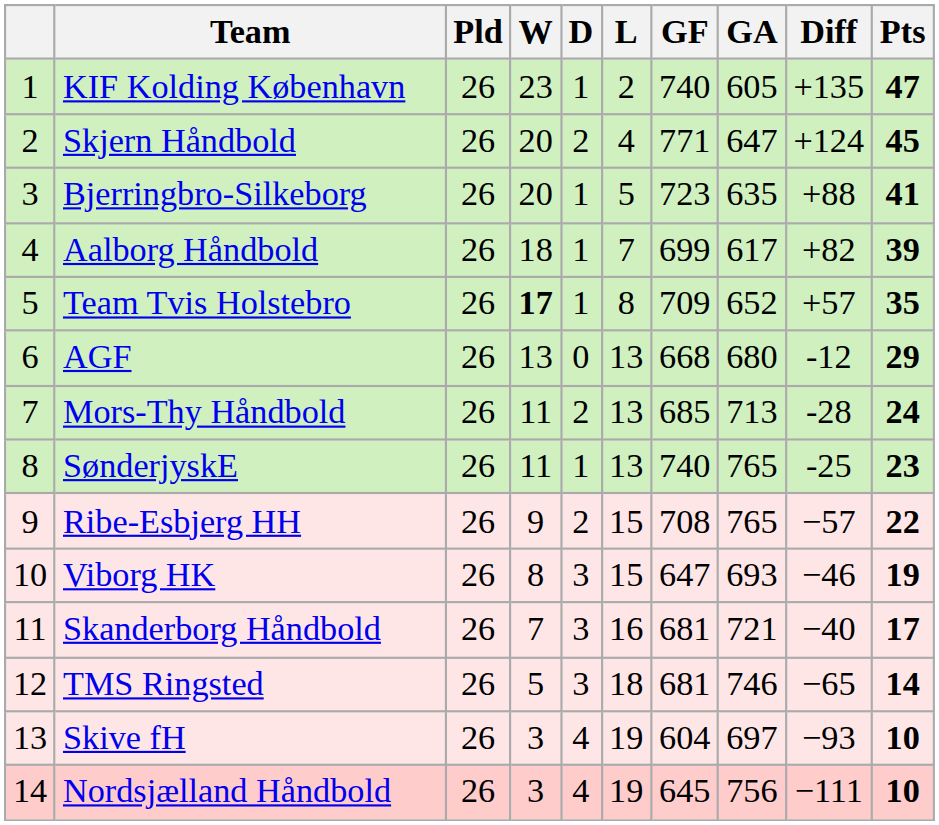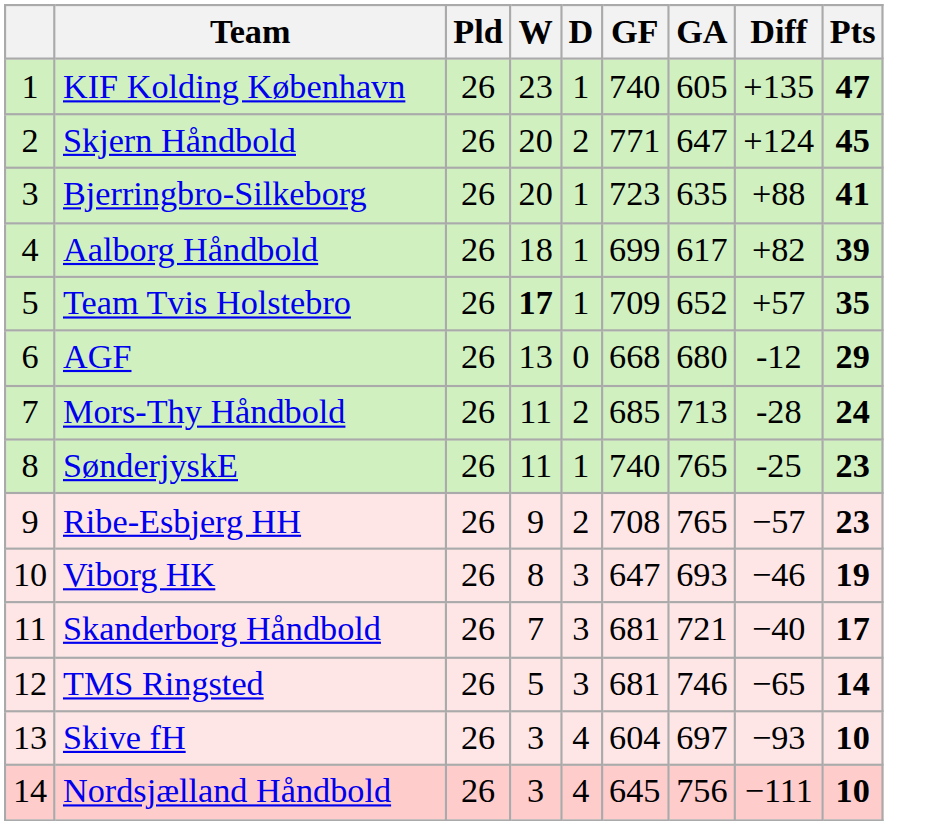- column: (626, 31)
(903, 520) 22 -> (853, 520) 23
